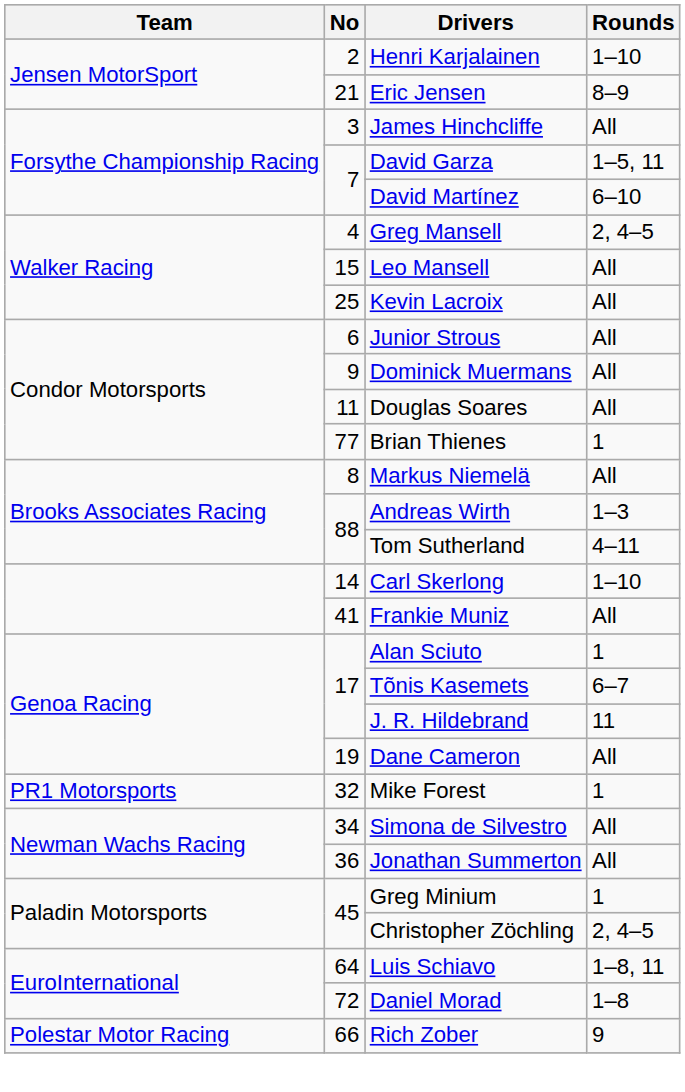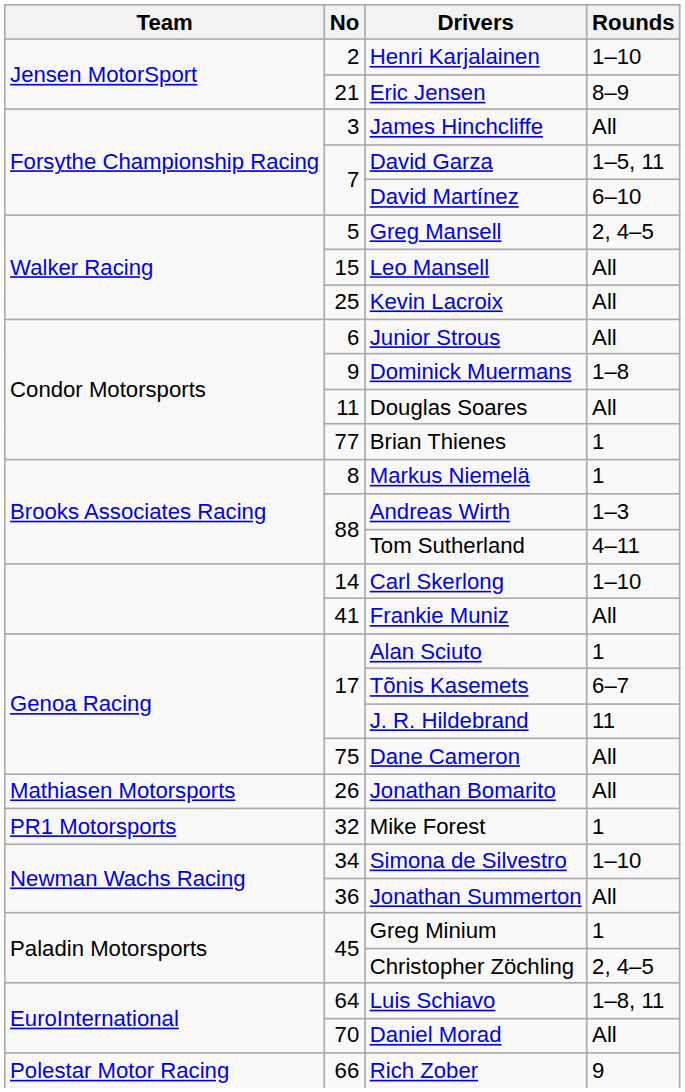(353, 232) 4 -> (353, 232) 5
(604, 371) All -> (611, 371) 1–8
(604, 476) All -> (598, 476) 1
(347, 756) 19 -> (347, 756) 75
+ row: (463, 791)
(604, 826) All -> (617, 861) 1–10
(347, 1000) 72 -> (347, 1035) 70
(611, 1000) 1–8 -> (604, 1035) All
